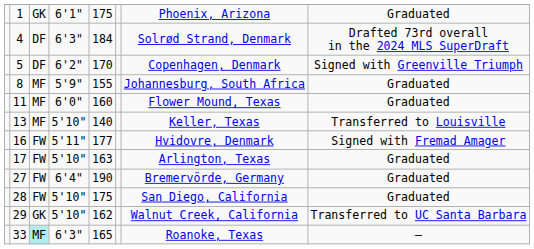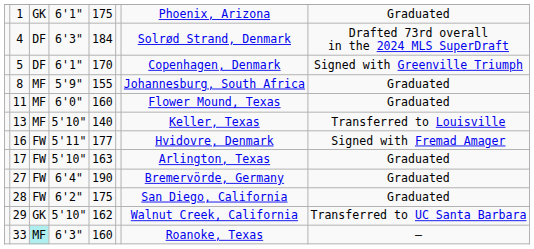(69, 65) 6'2" -> (69, 65) 6'1"
(69, 197) 5'10" -> (69, 197) 6'2"
(102, 235) 165 -> (102, 235) 160
